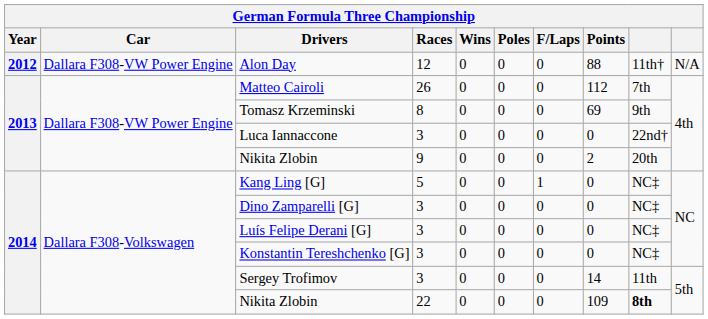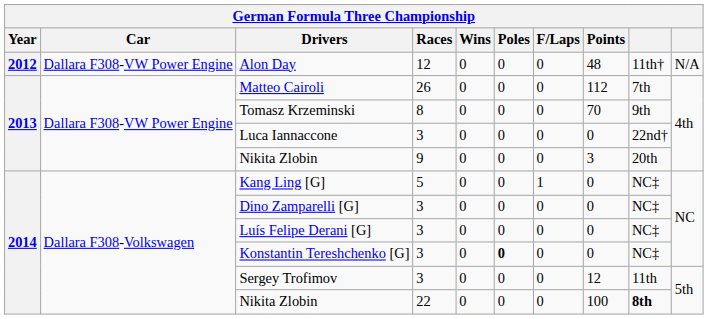(594, 63) 88 -> (594, 63) 48
(594, 111) 69 -> (594, 111) 70
(590, 158) 2 -> (590, 158) 3
(501, 253) normal -> (501, 253) bold
(594, 277) 14 -> (594, 277) 12
(597, 301) 109 -> (597, 301) 100
